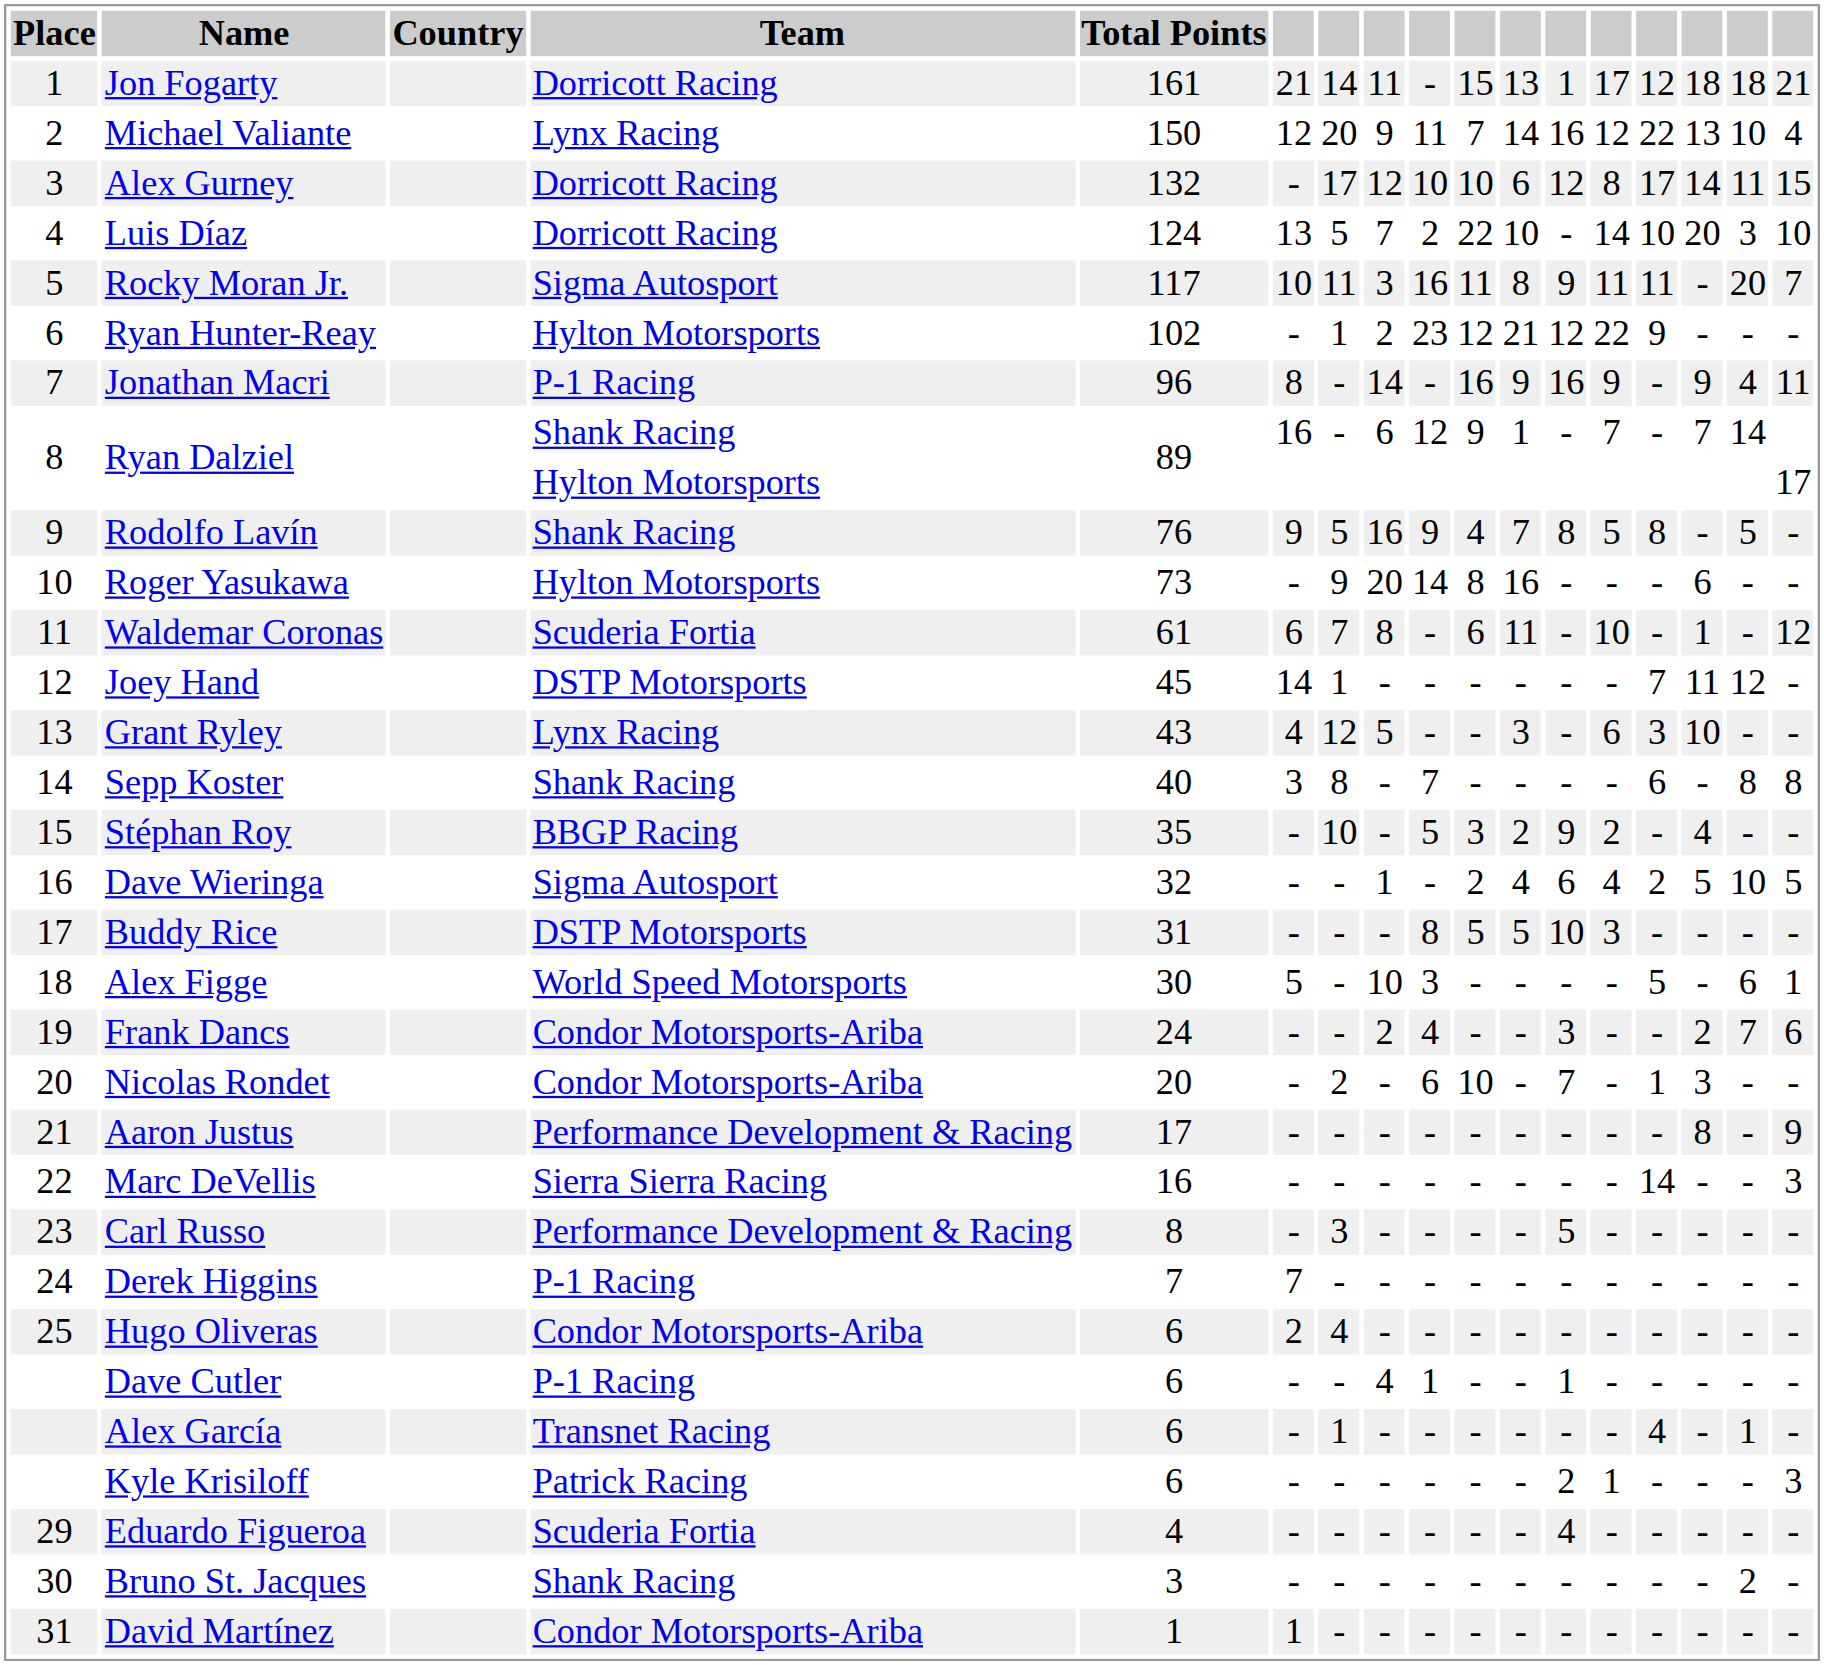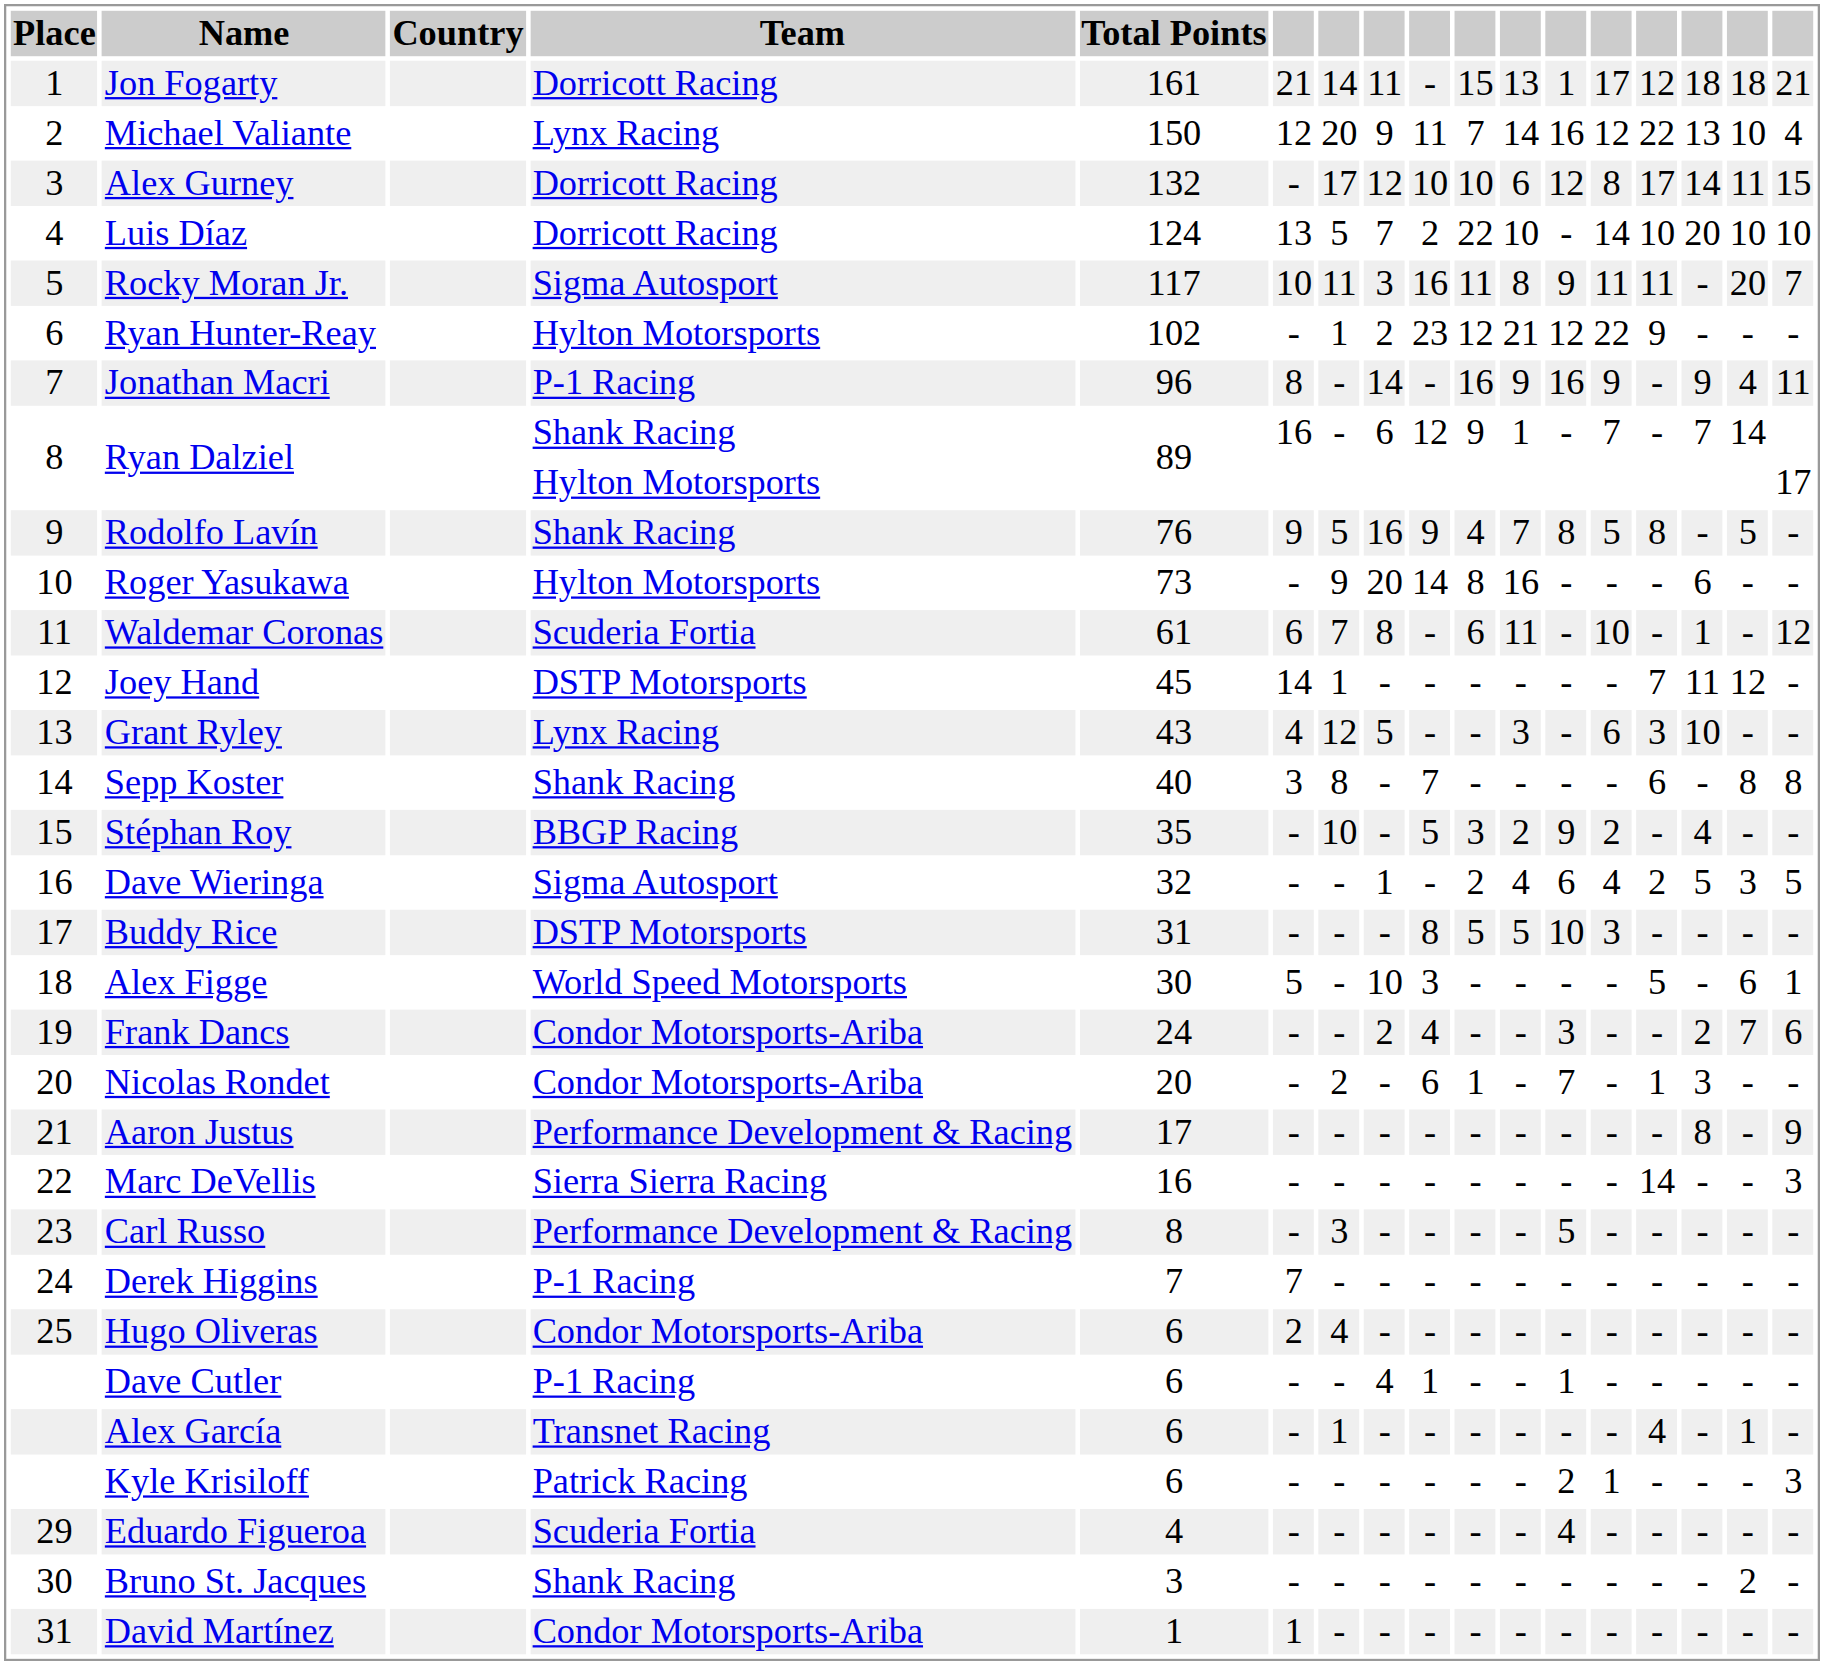(1748, 232) 3 -> (1748, 232) 10
(1748, 881) 10 -> (1748, 881) 3
(1475, 1081) 10 -> (1475, 1081) 1
